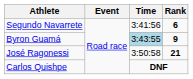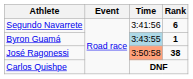(175, 39) 9 -> (175, 39) 1
(146, 53) no background -> (146, 53) lightsalmon background
(175, 53) 21 -> (175, 53) 38
